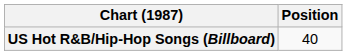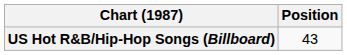(310, 38) 40 -> (310, 38) 43
